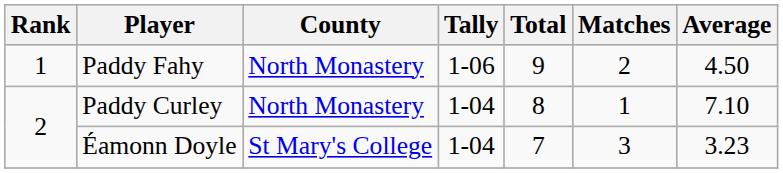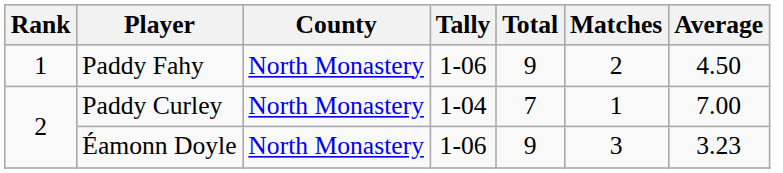(538, 106) 8 -> (530, 106) 7
(727, 106) 7.10 -> (719, 106) 7.00
(340, 146) St Mary's College -> (336, 146) North Monastery
(471, 146) 1-04 -> (463, 146) 1-06
(538, 146) 7 -> (530, 146) 9
